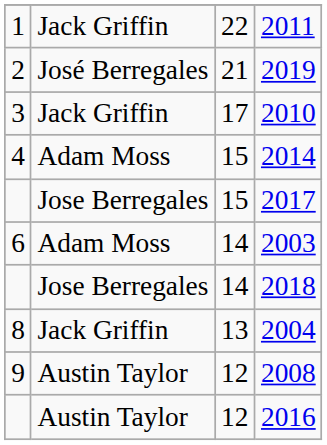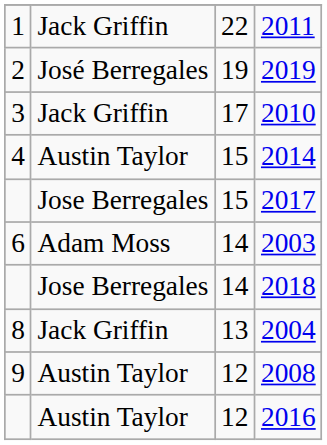(235, 69) 21 -> (235, 69) 19
(104, 156) Adam Moss -> (113, 156) Austin Taylor
